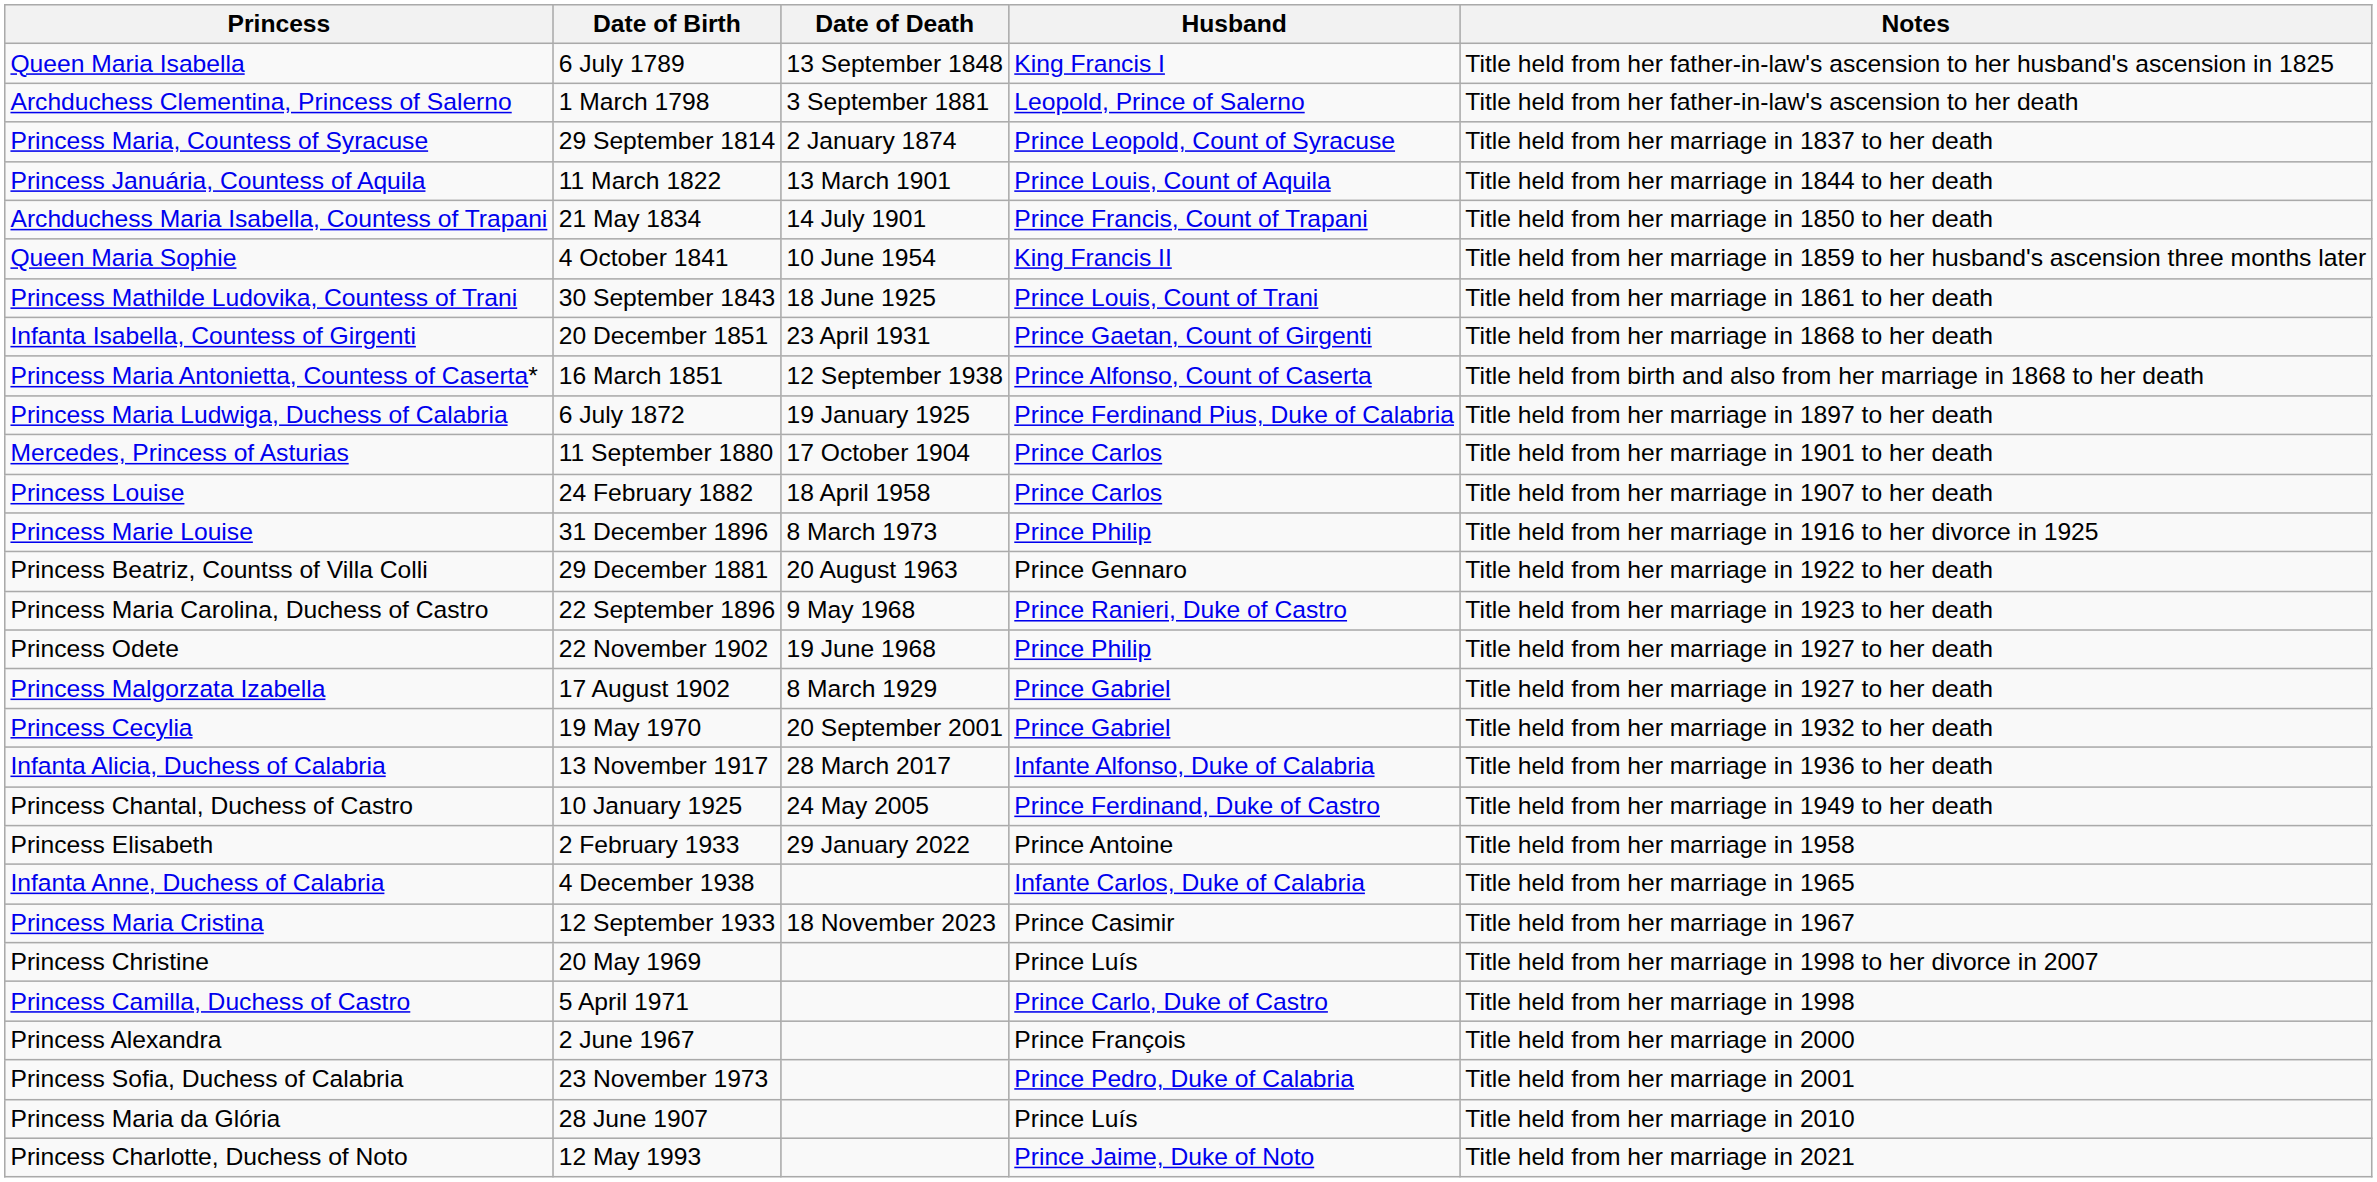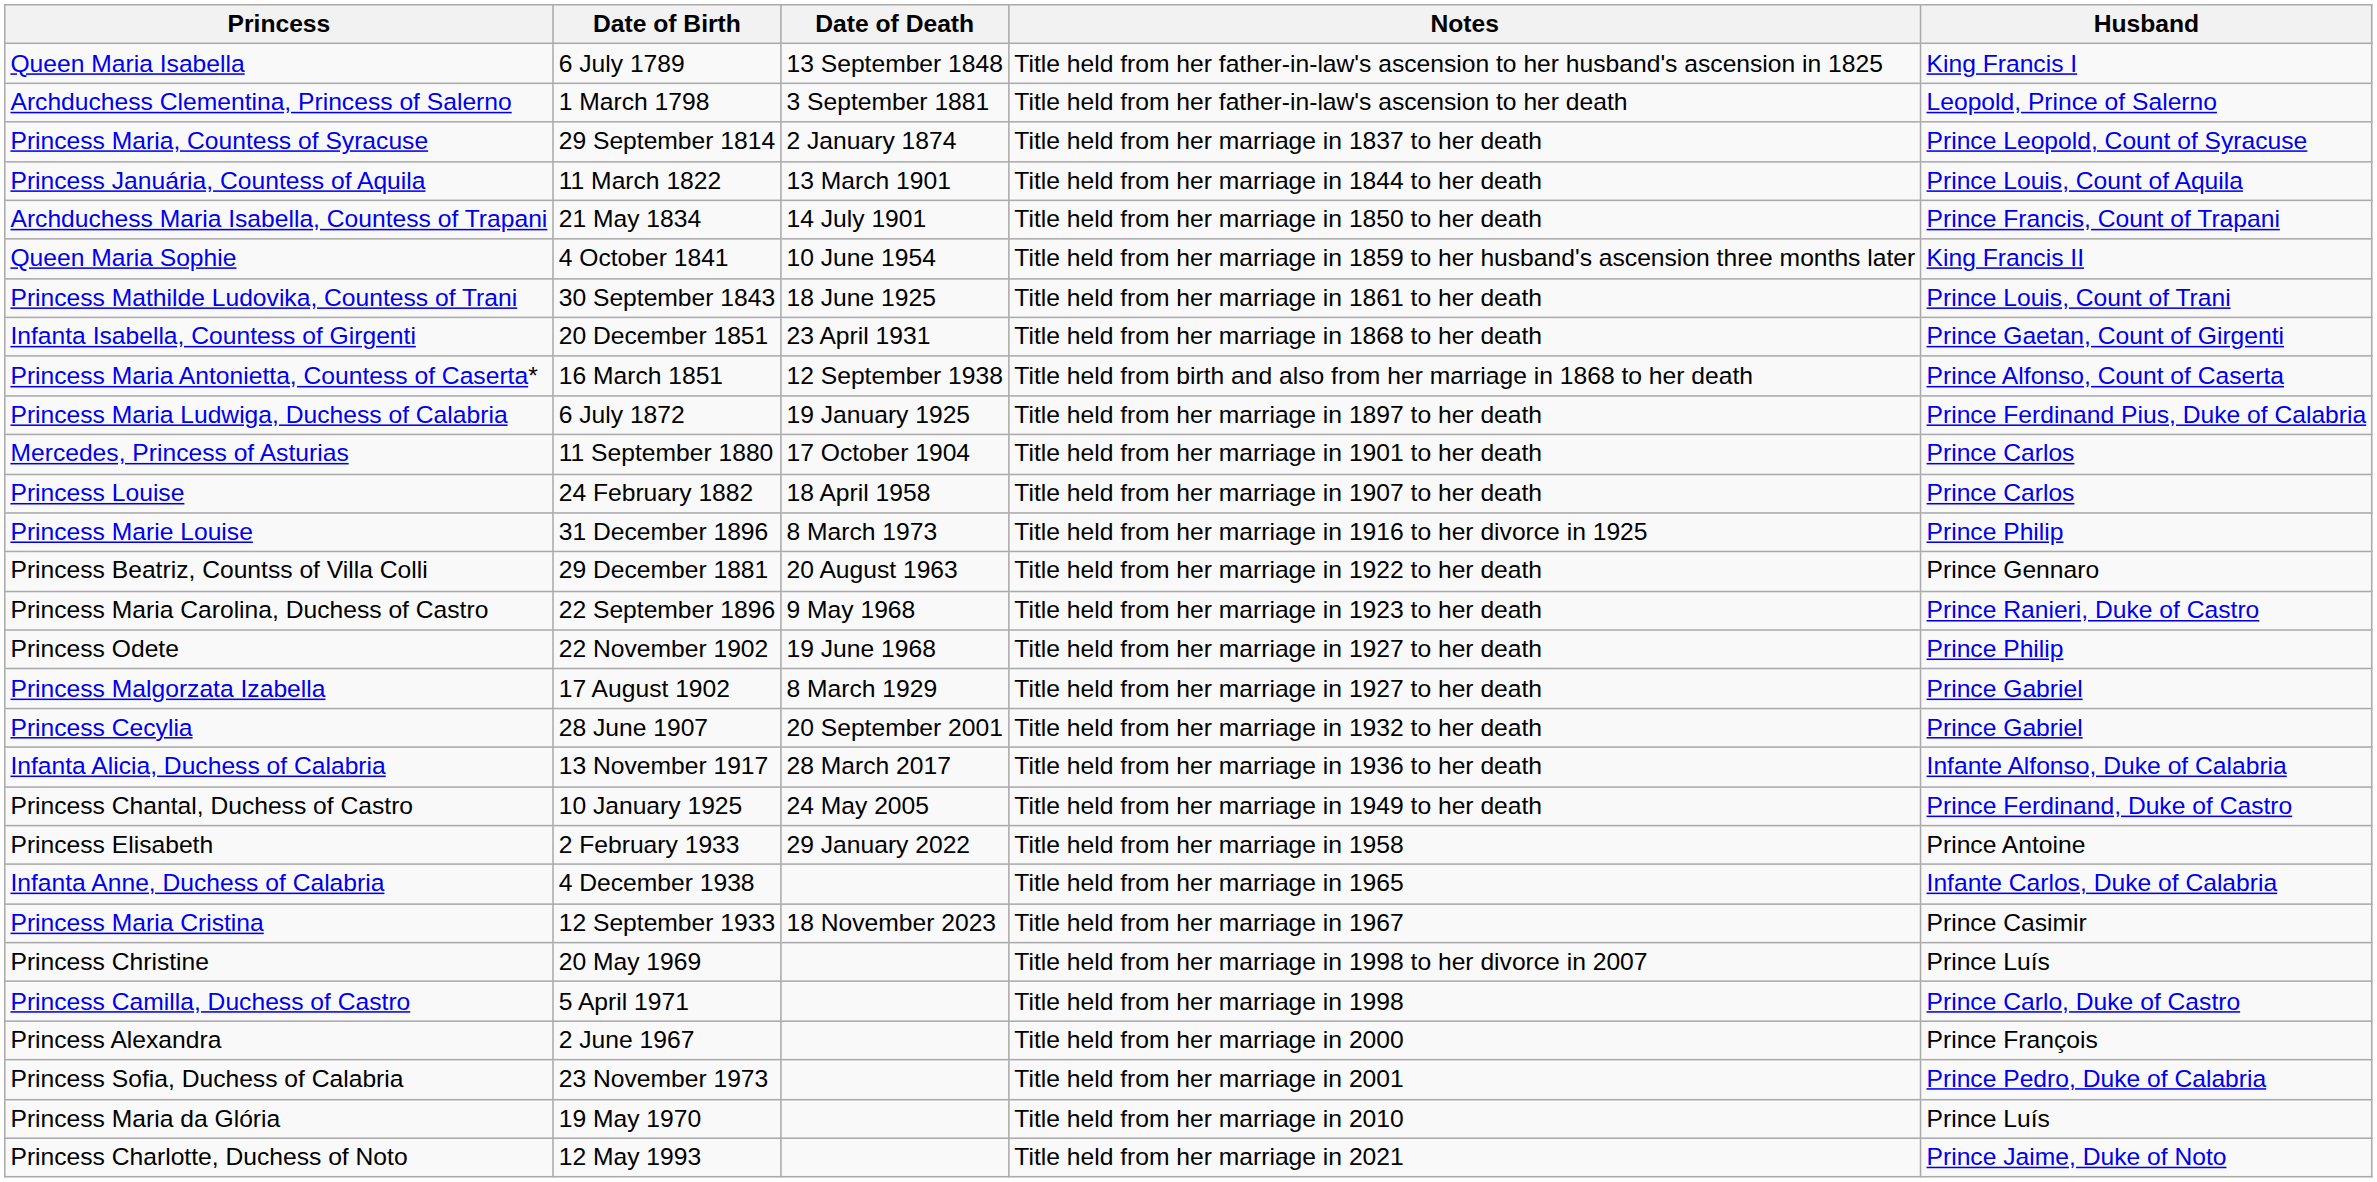columns swapped: (1234, 24) <-> (1916, 24)
(630, 727) 19 May 1970 -> (633, 727) 28 June 1907
(633, 1118) 28 June 1907 -> (630, 1118) 19 May 1970
